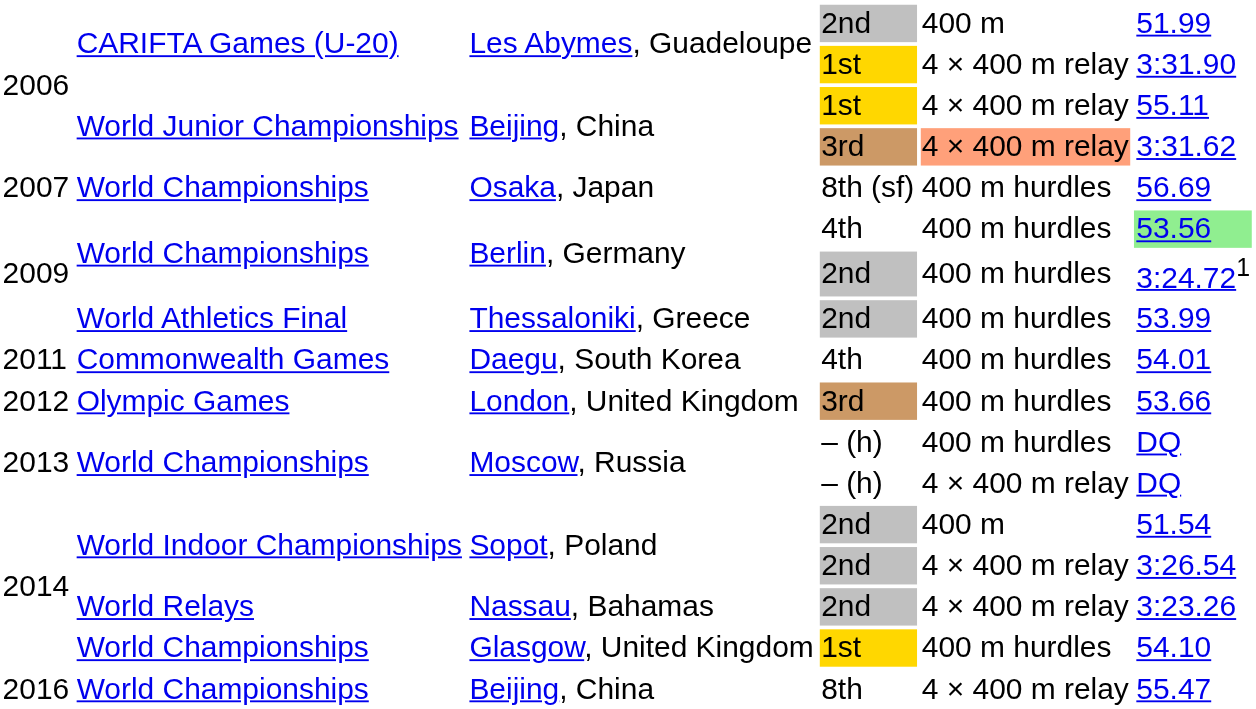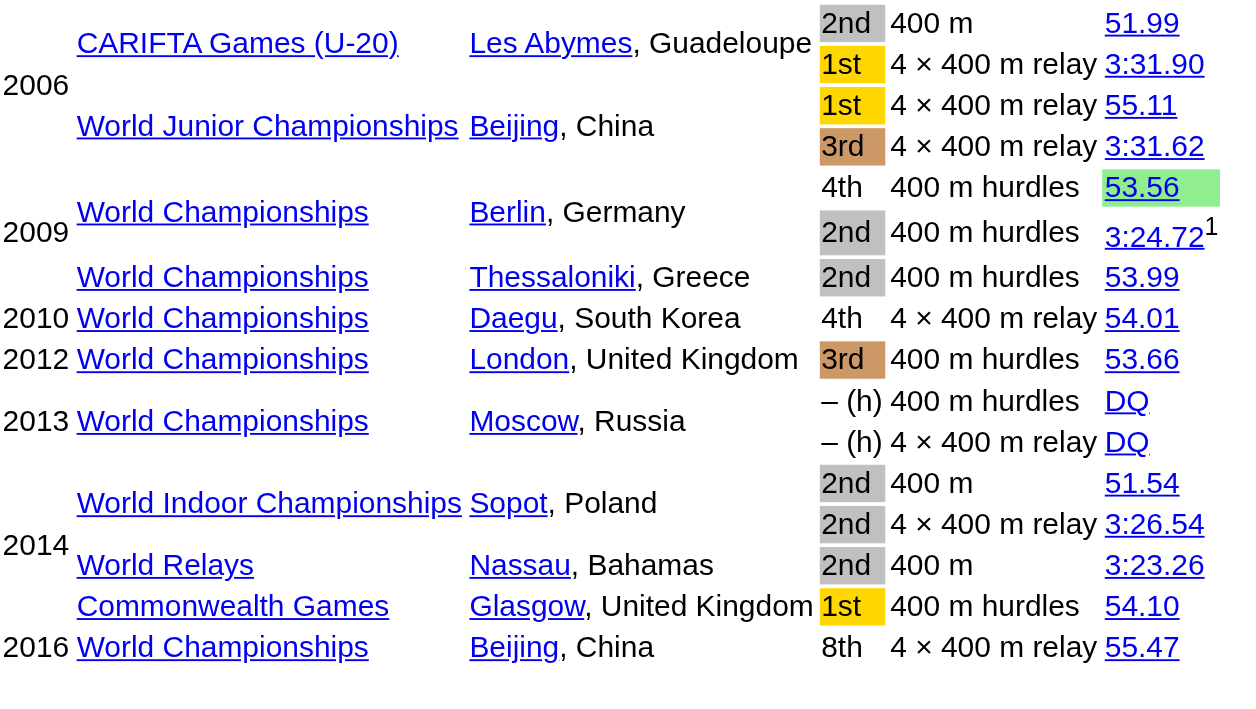(1025, 146) lightsalmon background -> (994, 146) no background
- row: (562, 187)
(212, 319) World Athletics Final -> (223, 277) World Championships
(35, 360) 2011 -> (36, 319) 2010
(233, 360) Commonwealth Games -> (223, 319) World Championships
(1017, 360) 400 m hurdles -> (994, 319) 4 × 400 m relay
(183, 401) Olympic Games -> (223, 360) World Championships
(1025, 607) 4 × 400 m relay -> (932, 565) 400 m
(223, 648) World Championships -> (233, 607) Commonwealth Games
